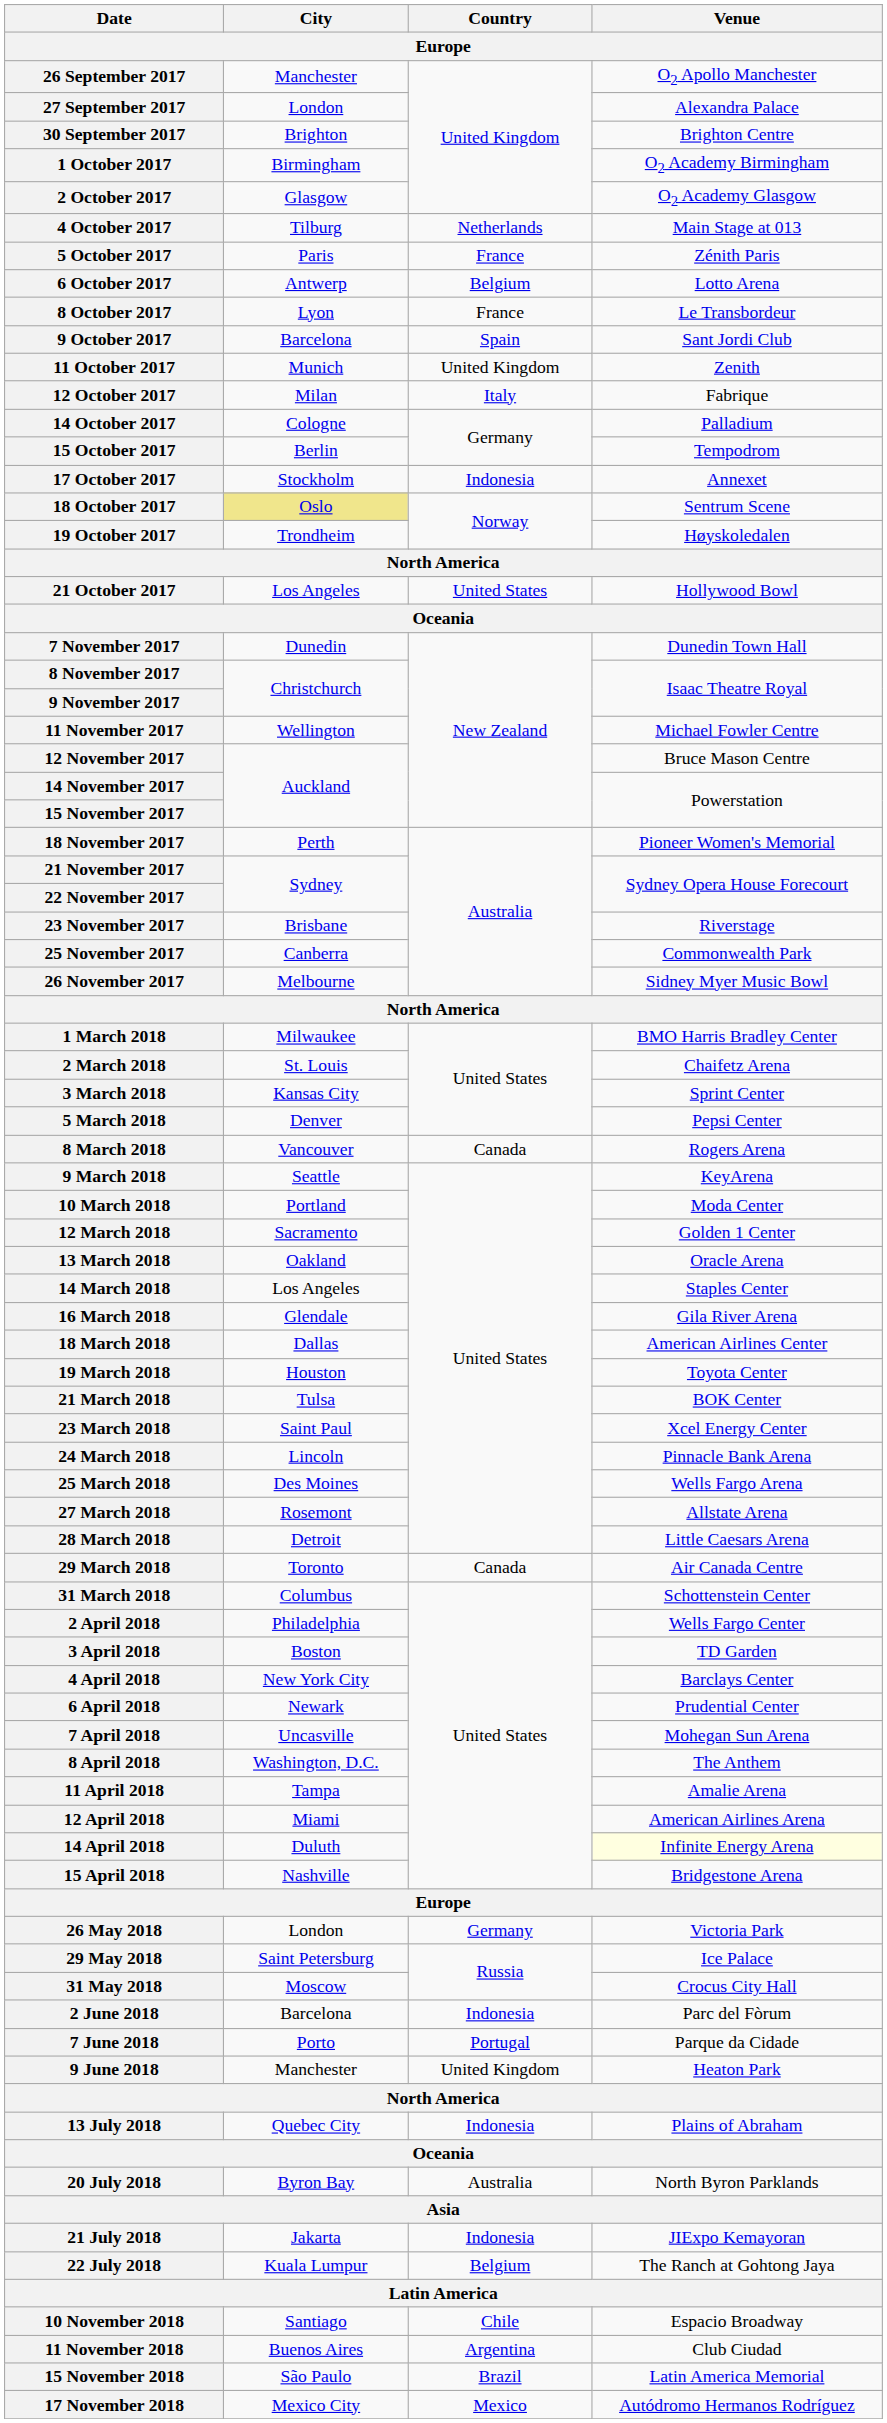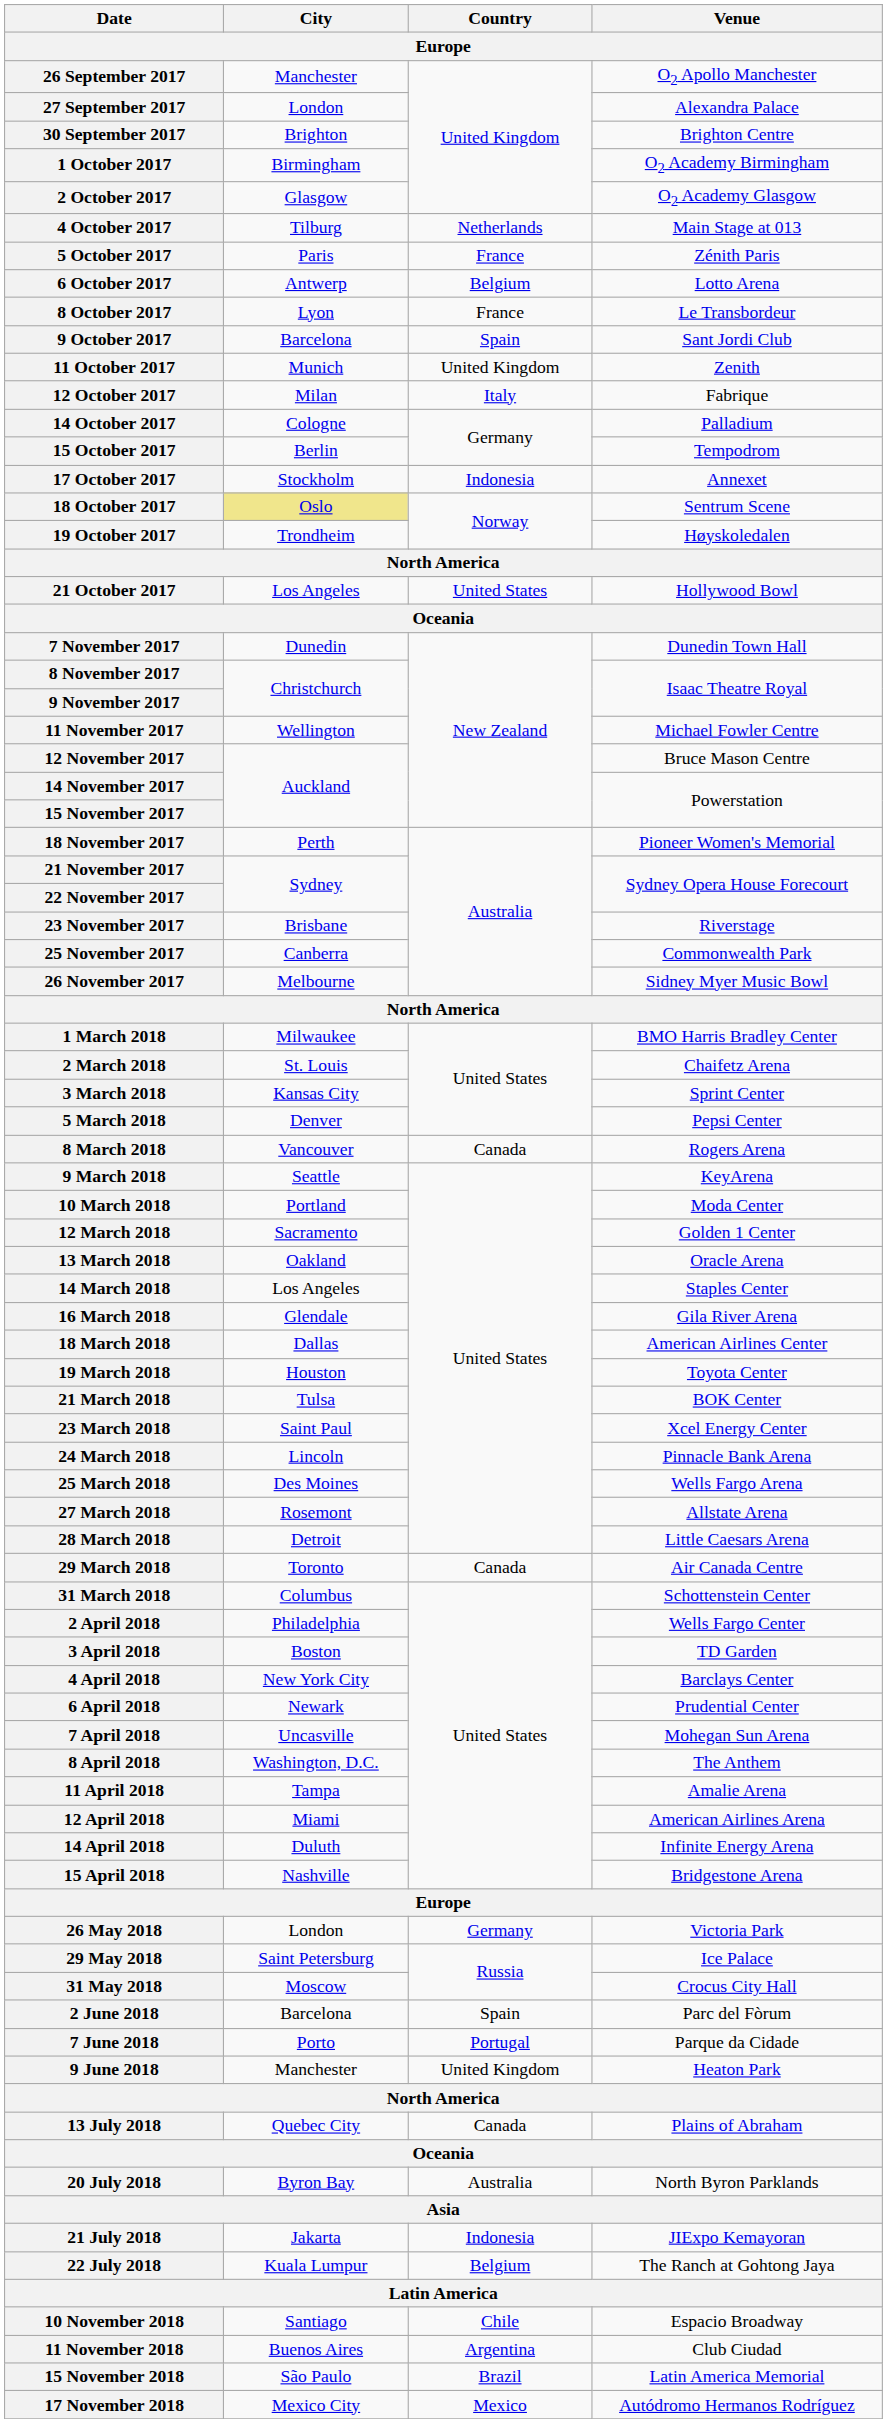(737, 1846) lightyellow background -> (737, 1846) no background
(500, 2014) Indonesia -> (500, 2014) Spain
(500, 2125) Indonesia -> (500, 2125) Canada
